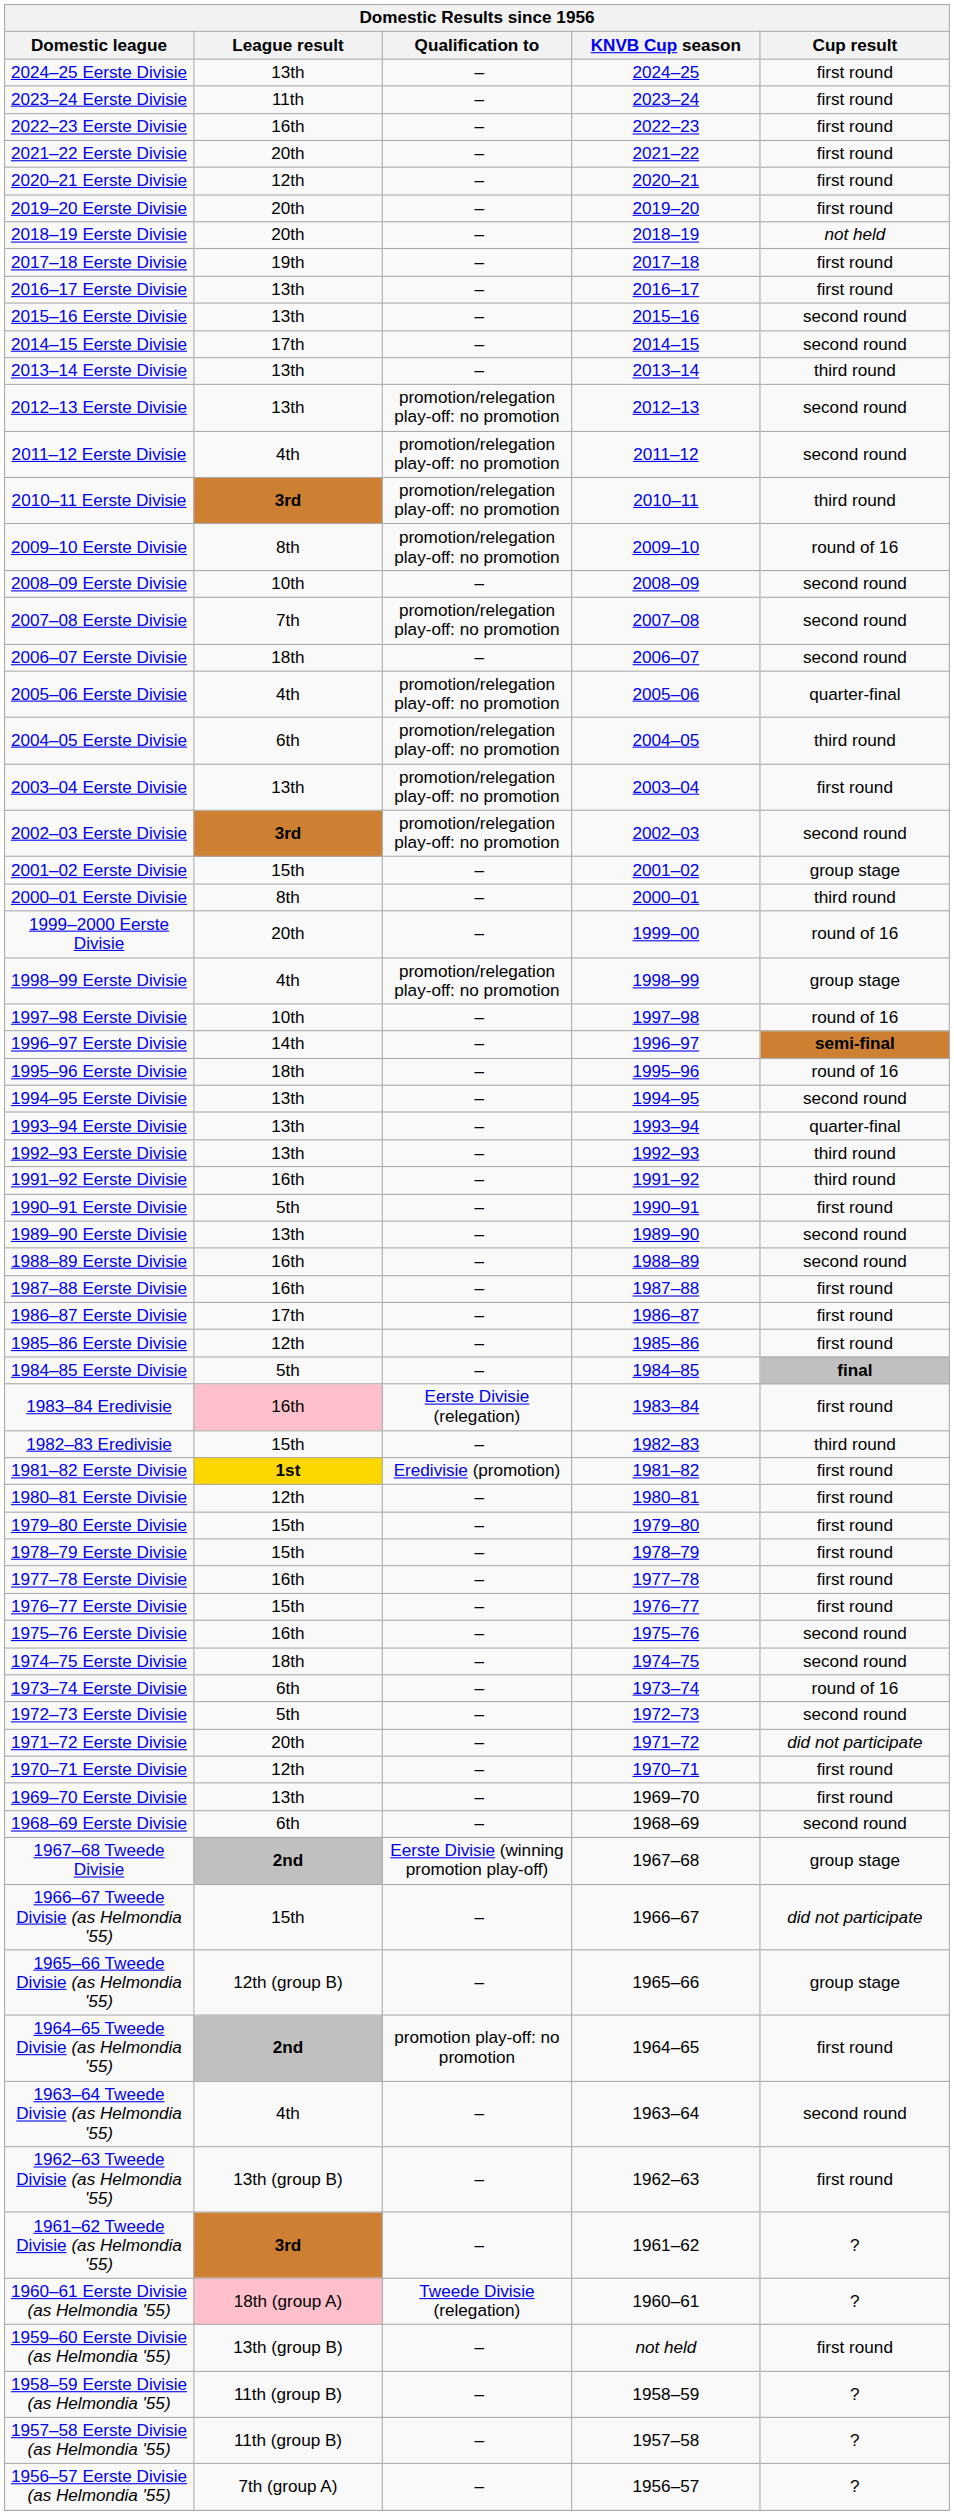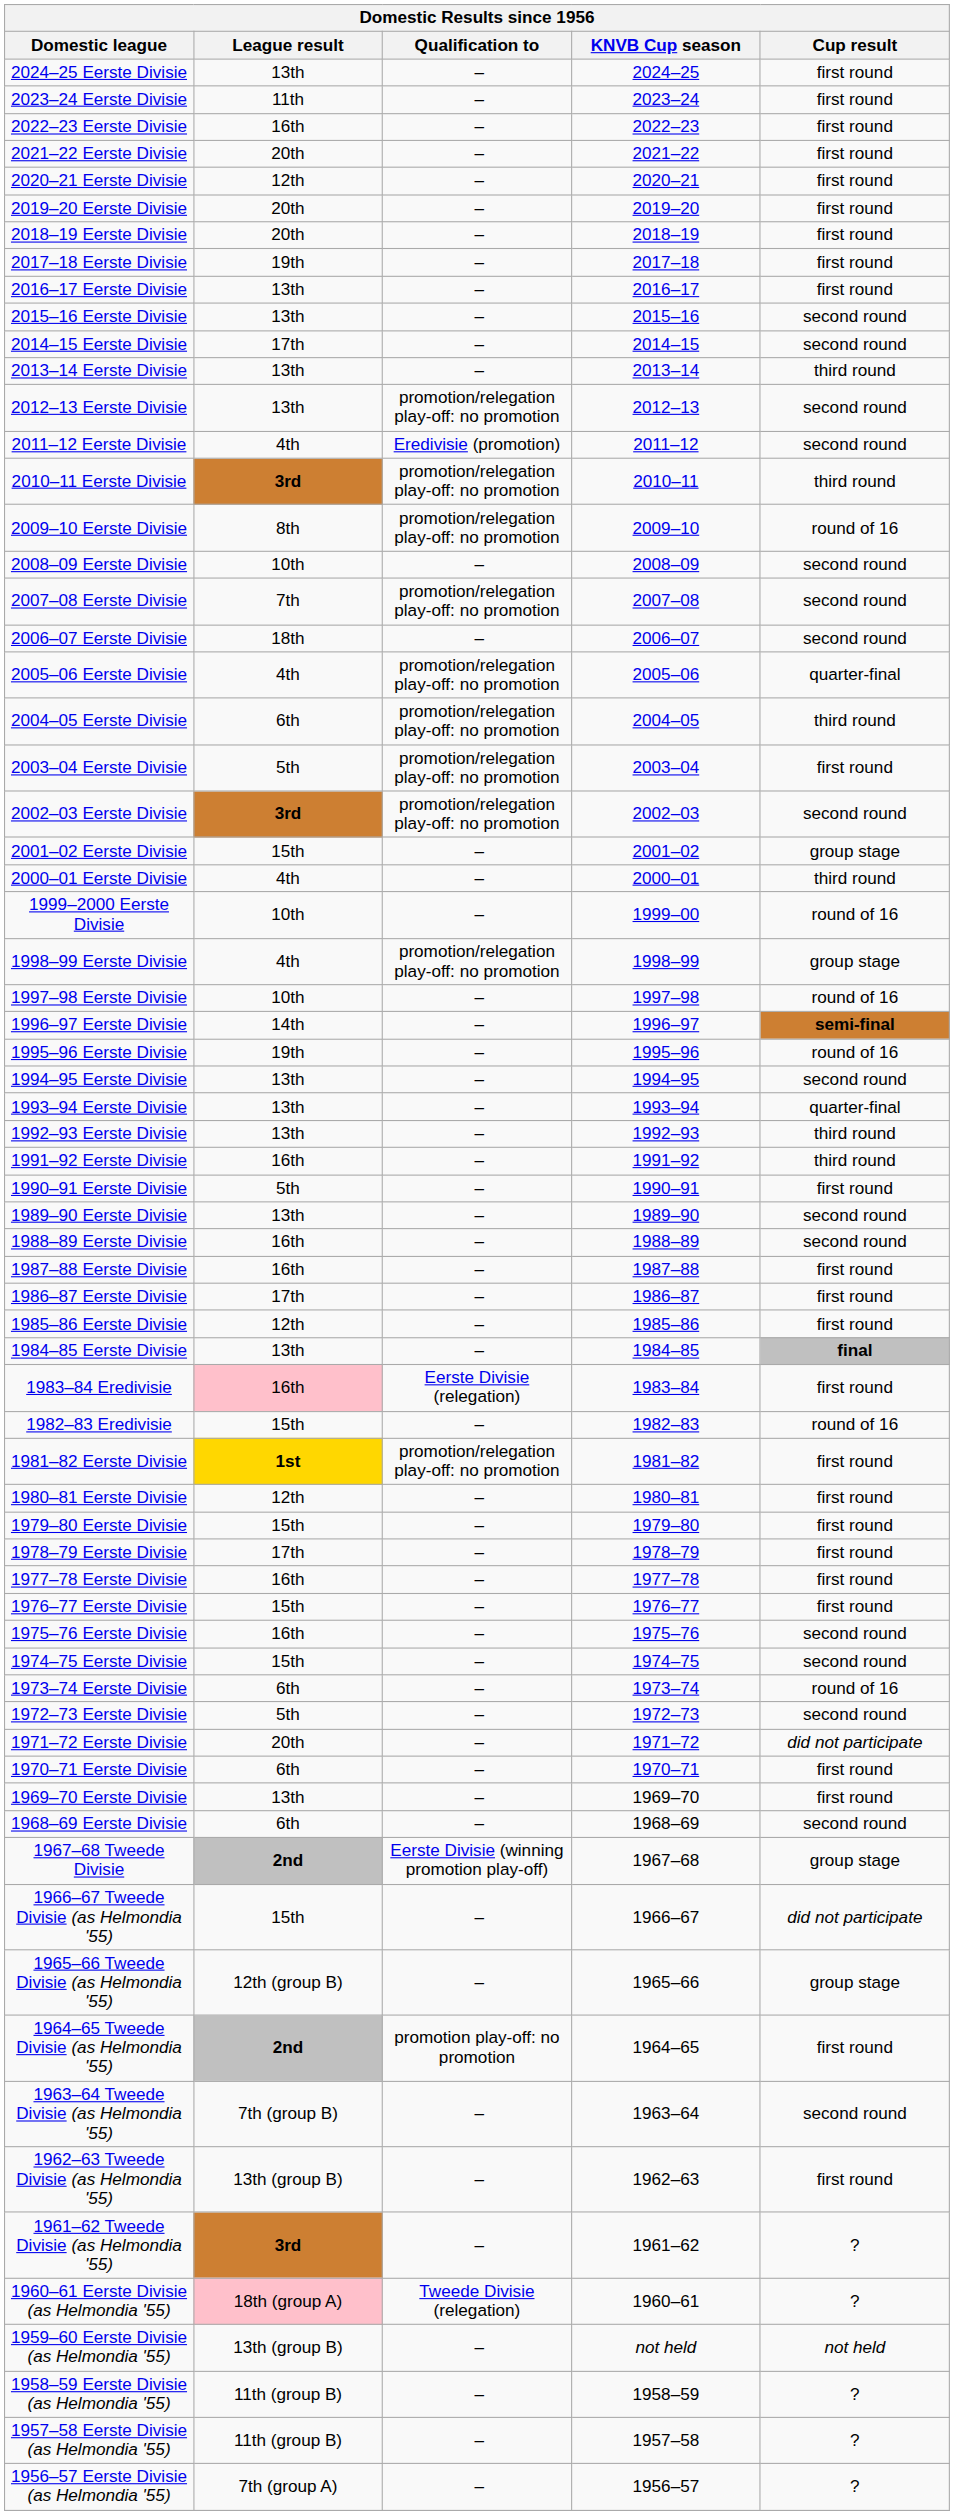(855, 235) not held -> (855, 235) first round
(477, 454) promotion/relegation play-off: no promotion -> (477, 444) Eredivisie (promotion)
(288, 787) 13th -> (288, 767) 5th
(288, 897) 8th -> (288, 878) 4th
(288, 934) 20th -> (288, 914) 10th
(288, 1071) 18th -> (288, 1052) 19th
(288, 1370) 5th -> (288, 1351) 13th
(855, 1443) third round -> (855, 1424) round of 16
(477, 1471) Eredivisie (promotion) -> (477, 1461) promotion/relegation play-off: no promotion
(288, 1552) 15th -> (288, 1552) 17th
(288, 1661) 18th -> (288, 1661) 15th
(288, 1769) 12th -> (288, 1769) 6th
(288, 2113) 4th -> (288, 2113) 7th (group B)
(855, 2347) first round -> (855, 2347) not held
